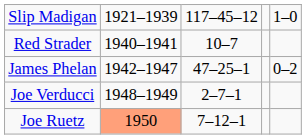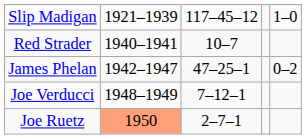(222, 95) 2–7–1 -> (222, 95) 7–12–1
(222, 120) 7–12–1 -> (222, 120) 2–7–1
